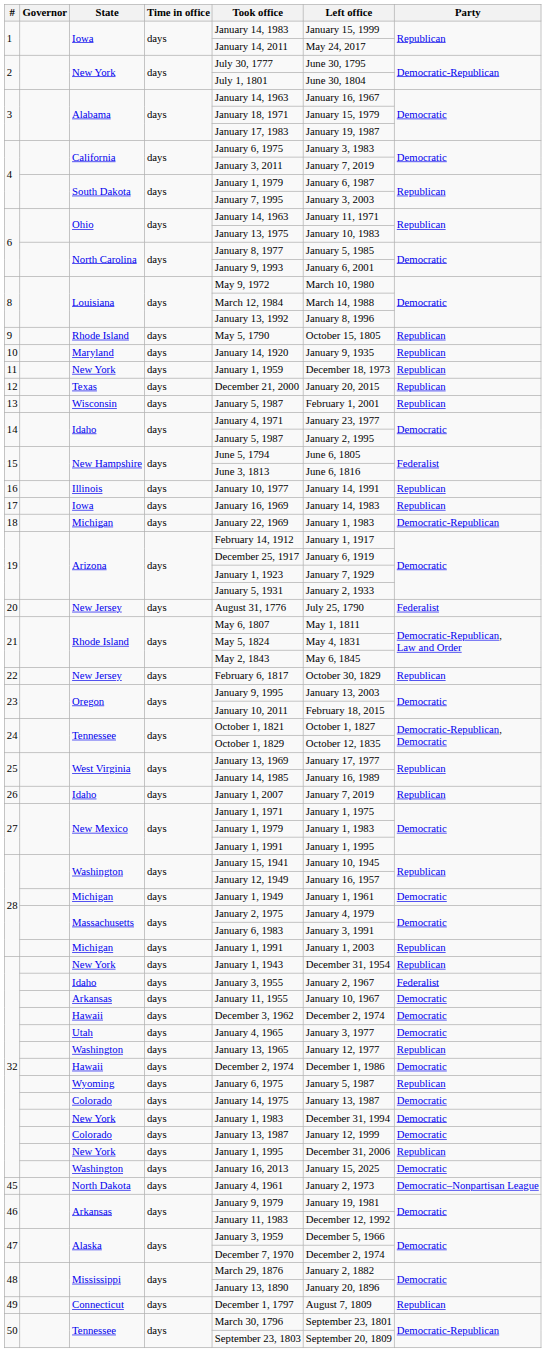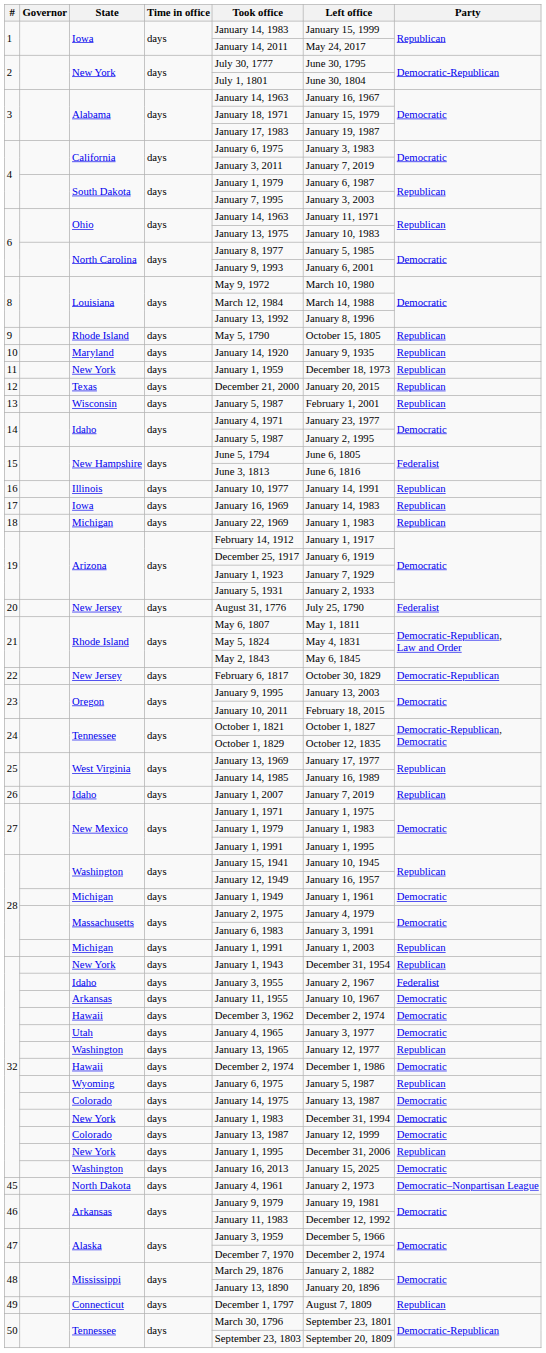(448, 523) Democratic-Republican -> (421, 523) Republican
(421, 676) Republican -> (448, 676) Democratic-Republican
